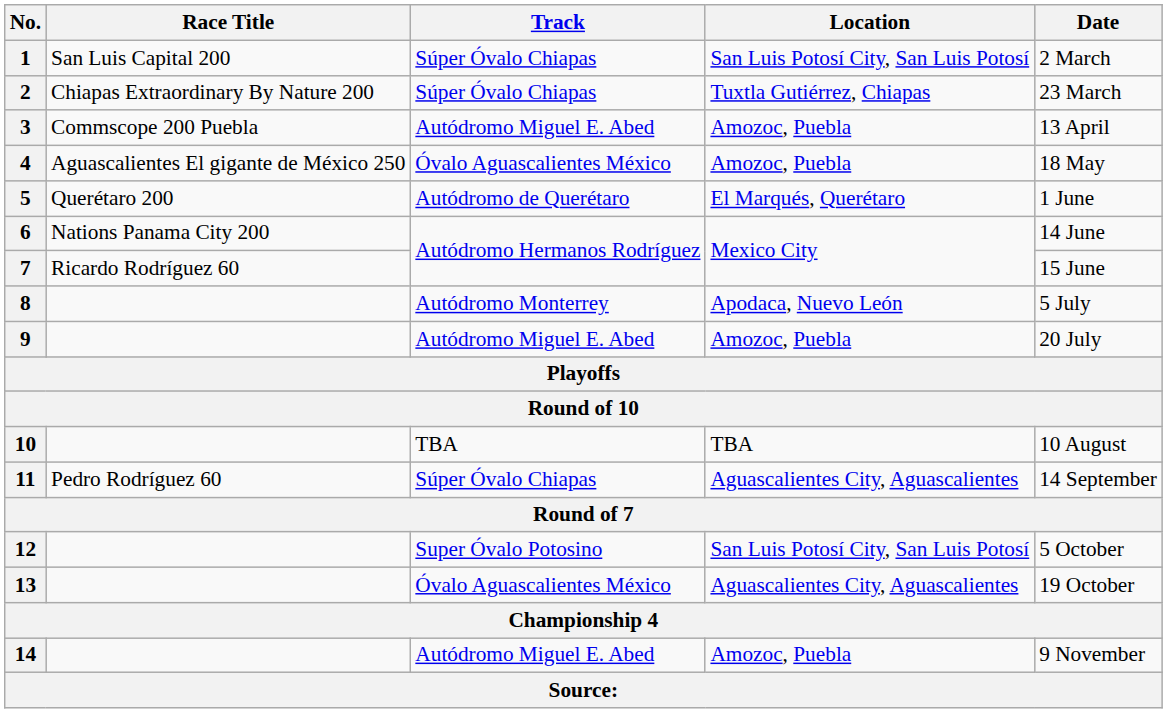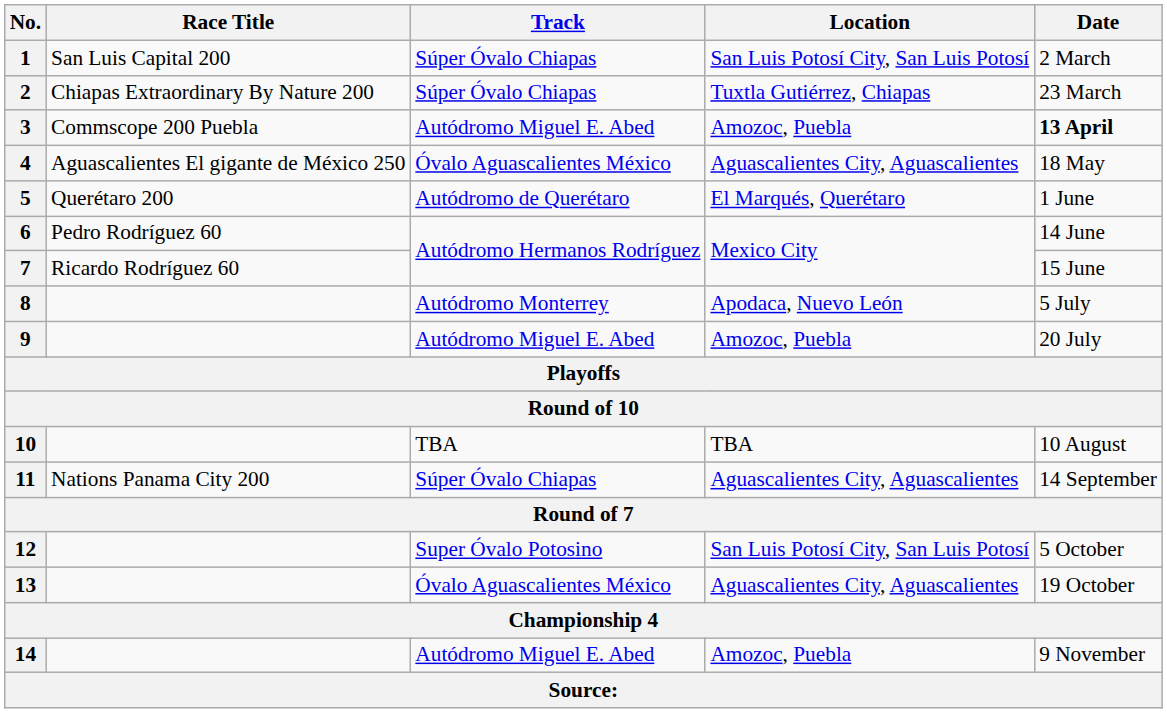(1074, 127) normal -> (1076, 127) bold
(781, 163) Amozoc, Puebla -> (864, 163) Aguascalientes City, Aguascalientes
(160, 233) Nations Panama City 200 -> (136, 233) Pedro Rodríguez 60
(136, 479) Pedro Rodríguez 60 -> (160, 479) Nations Panama City 200
